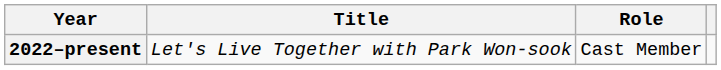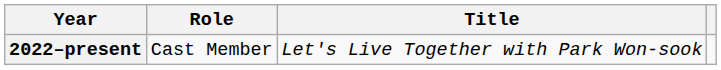columns swapped: (361, 20) <-> (642, 20)
